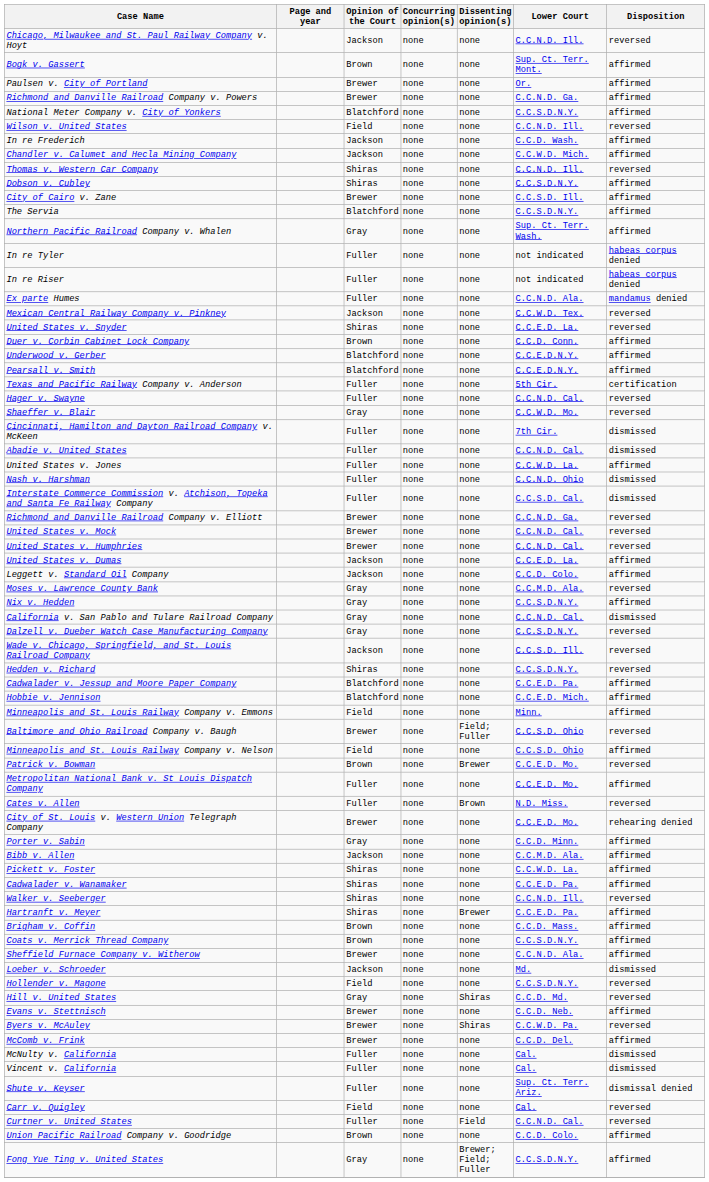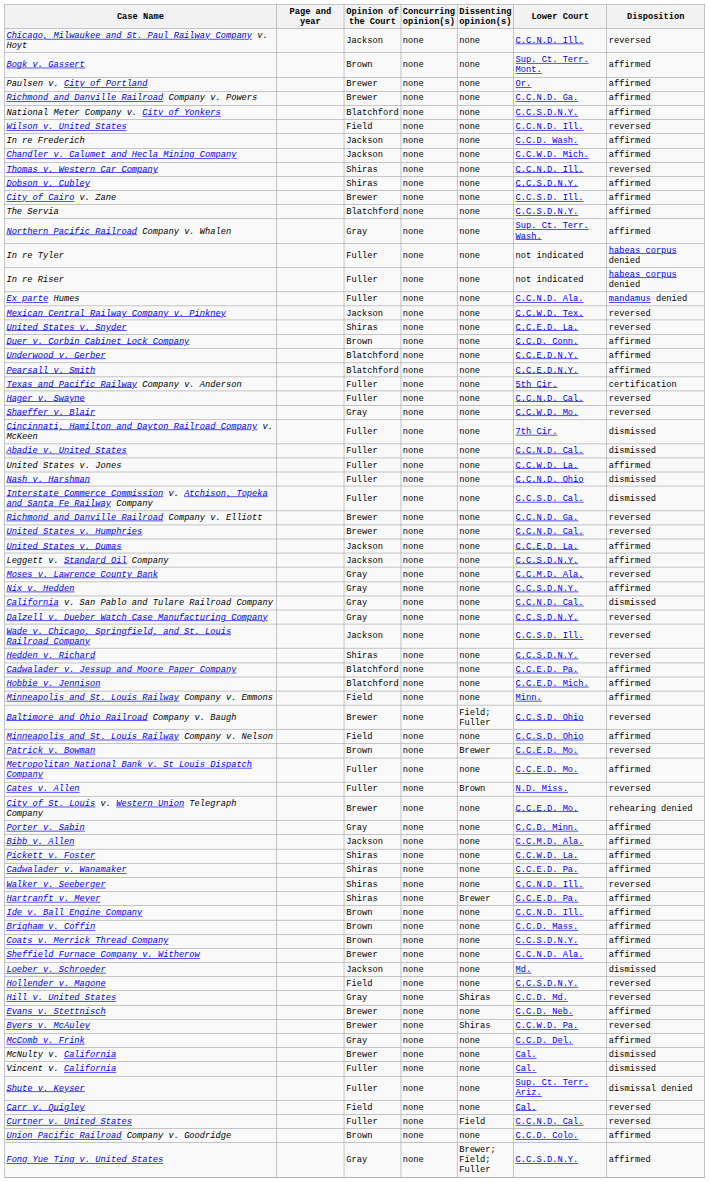- row: (61, 532)
(547, 574) C.C.D. Colo. -> (547, 560) C.C.S.D.N.Y.
+ row: (74, 913)
(362, 1041) Brewer -> (357, 1041) Gray
(362, 1055) Fuller -> (362, 1055) Brewer
